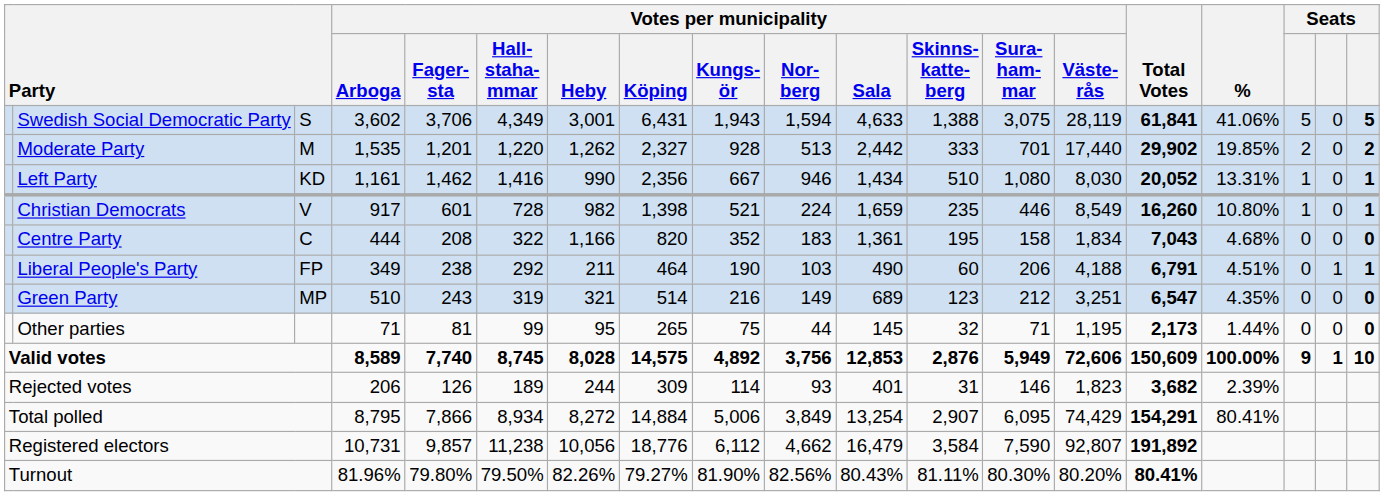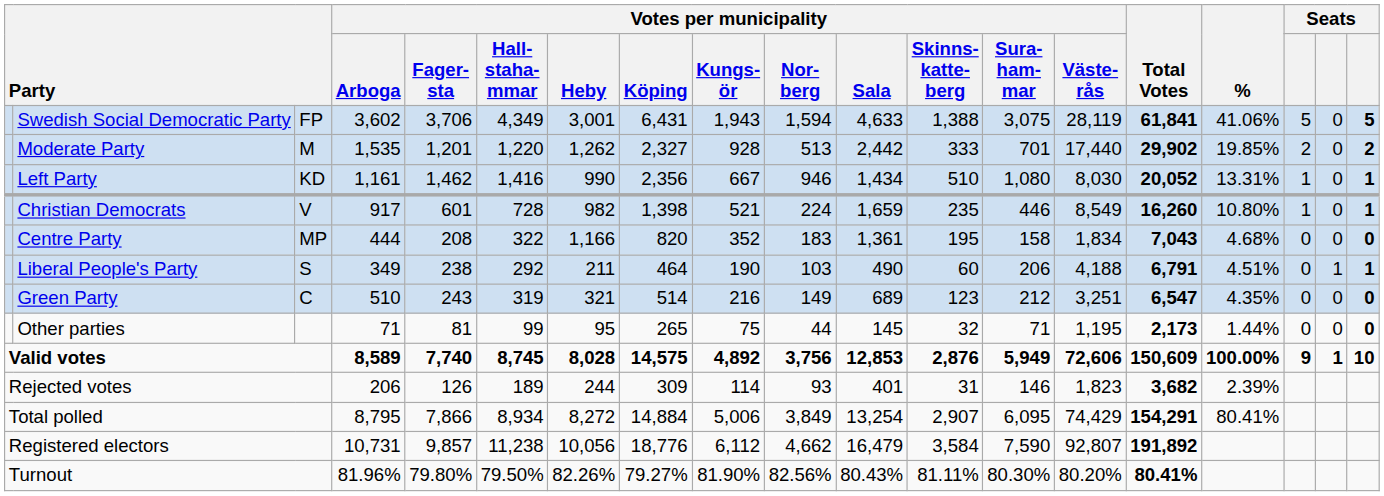(306, 119) S -> (311, 119) FP
(306, 239) C -> (313, 239) MP
(311, 269) FP -> (306, 269) S
(313, 298) MP -> (306, 298) C
